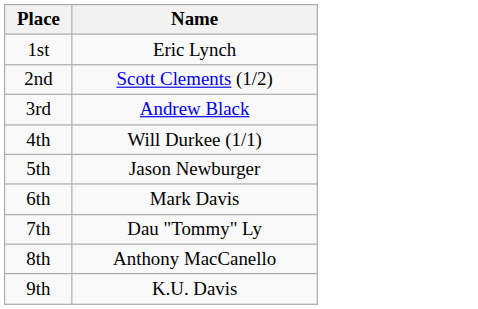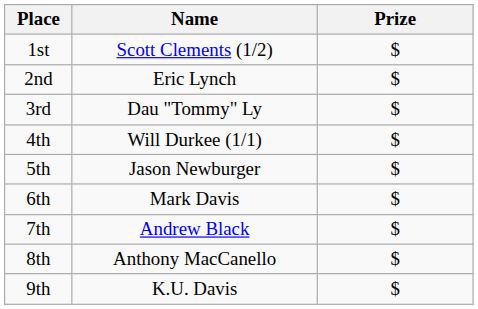+ column: (395, 19)
(195, 49) Eric Lynch -> (195, 49) Scott Clements (1/2)
(195, 79) Scott Clements (1/2) -> (195, 79) Eric Lynch
(195, 109) Andrew Black -> (195, 109) Dau "Tommy" Ly
(195, 229) Dau "Tommy" Ly -> (195, 229) Andrew Black
